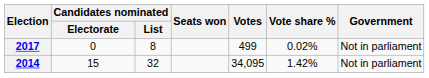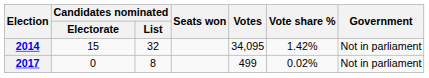rows swapped: (28, 64) <-> (28, 47)
